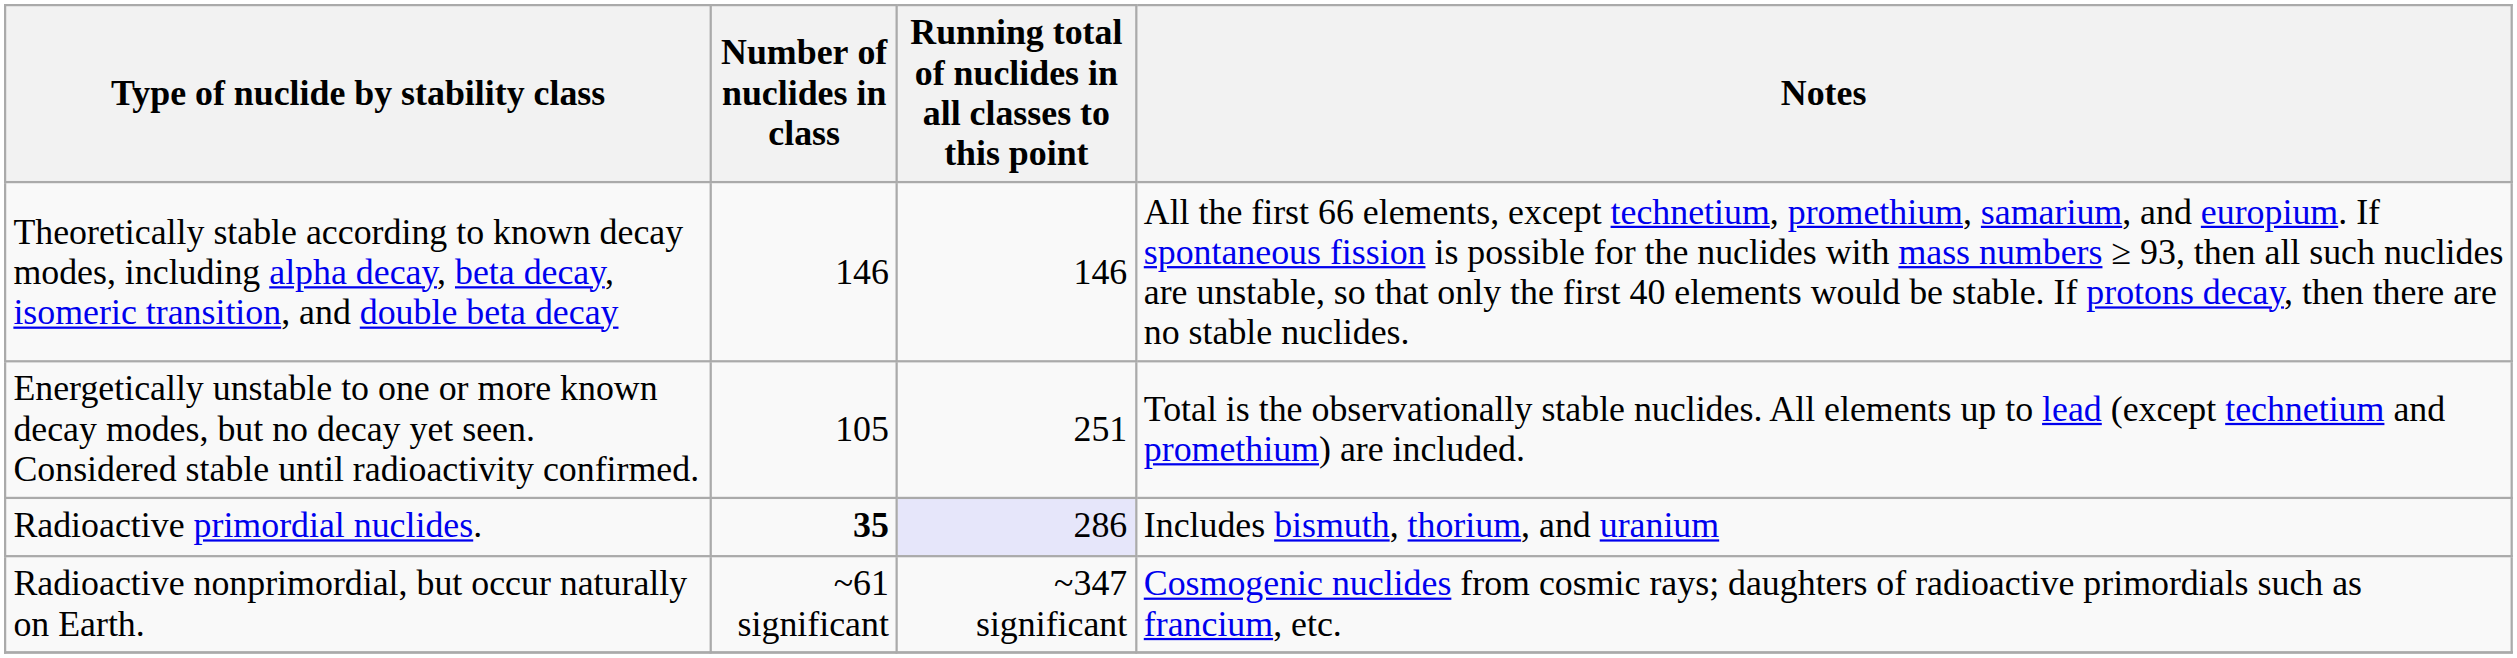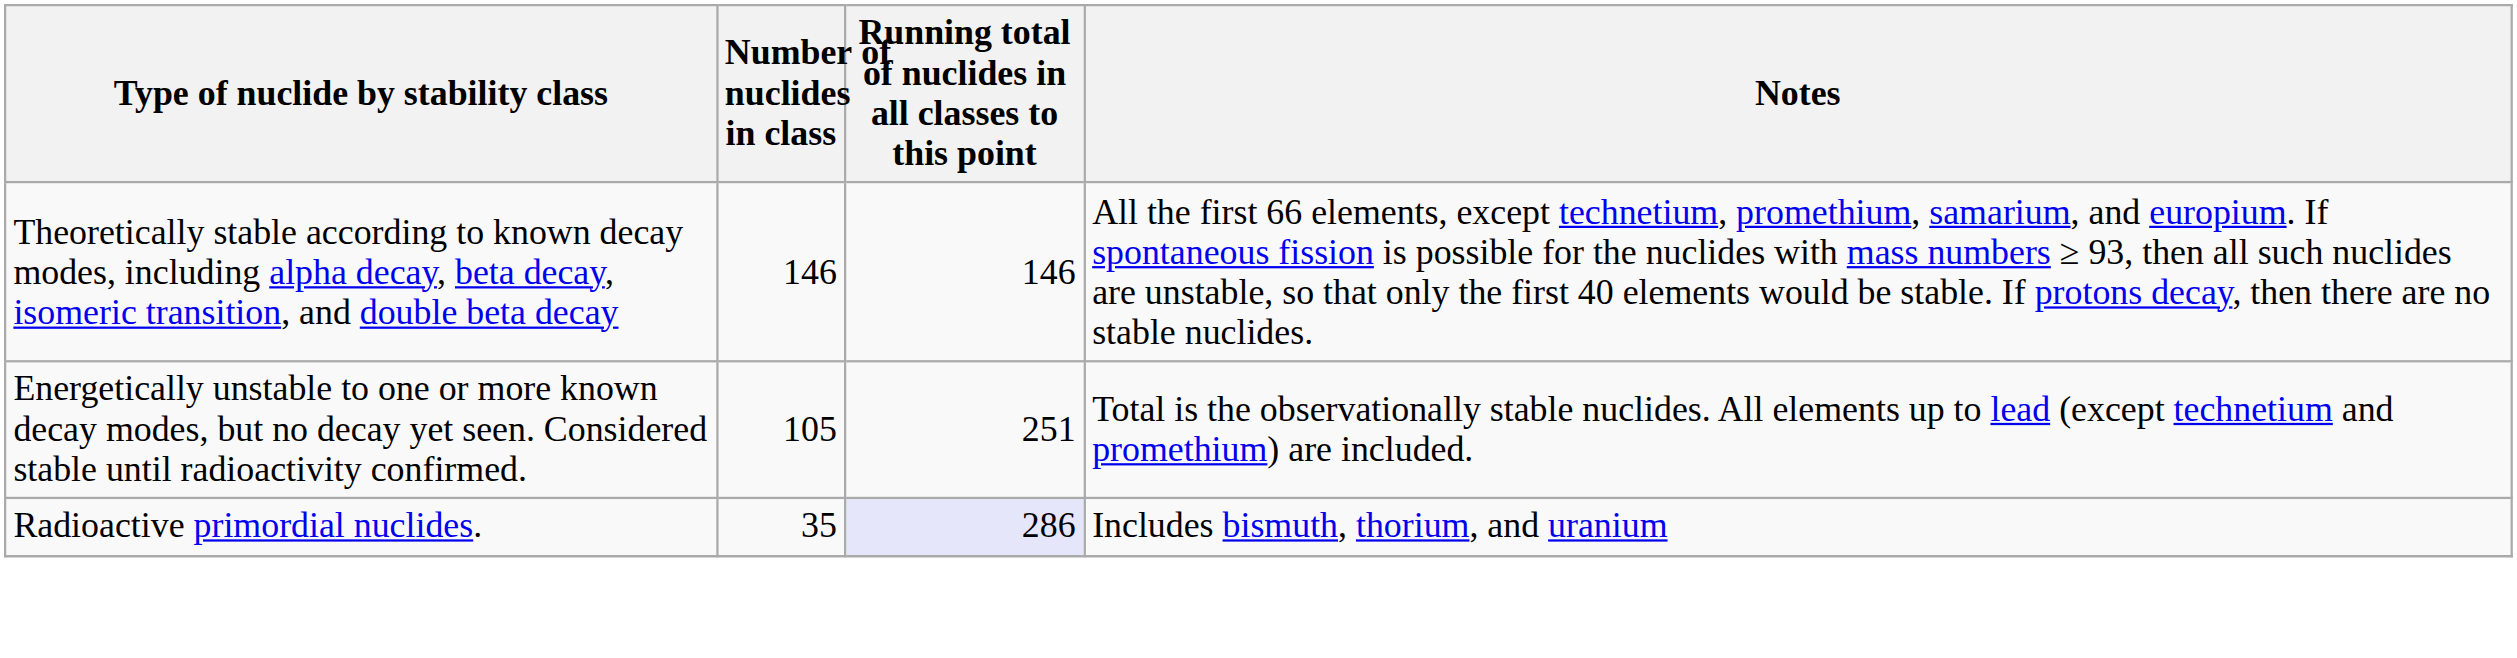(871, 526) bold -> (819, 525) normal
- row: (350, 602)
